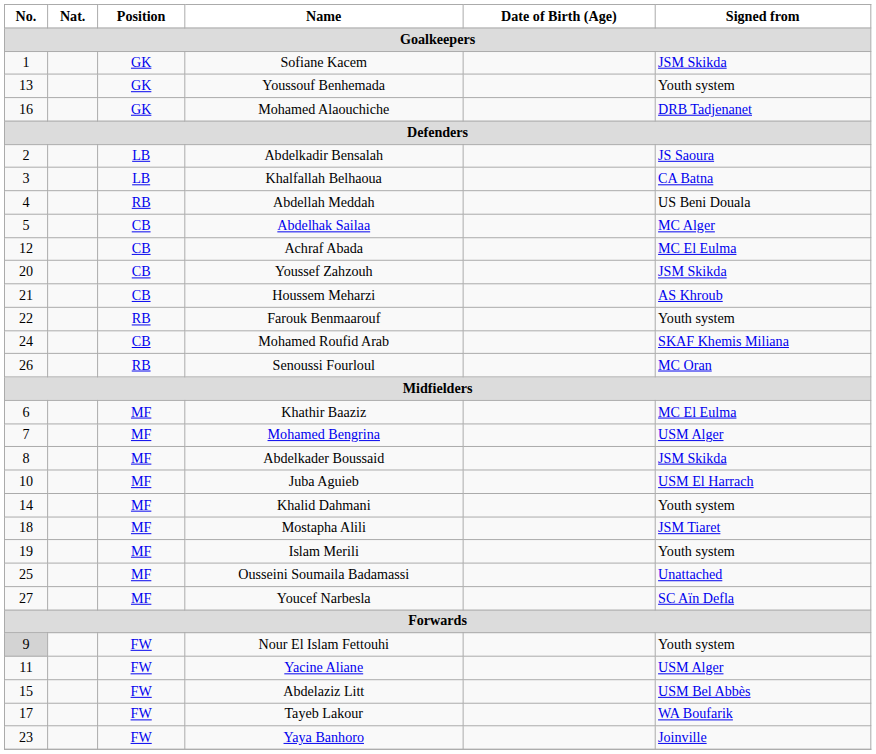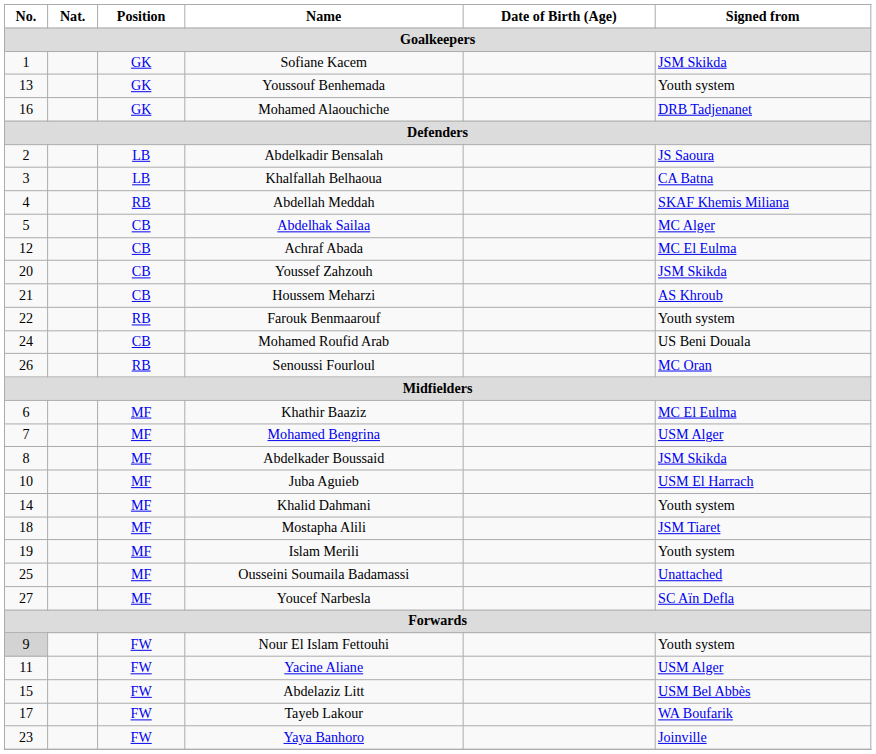(704, 202) US Beni Douala -> (723, 202) SKAF Khemis Miliana
(723, 342) SKAF Khemis Miliana -> (704, 342) US Beni Douala
